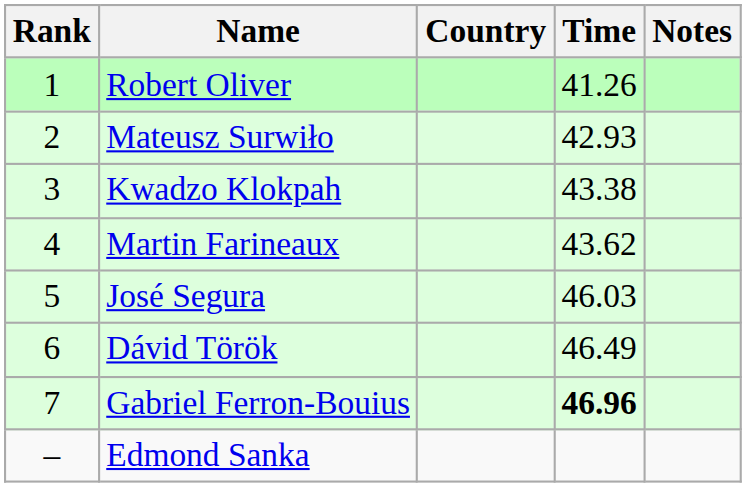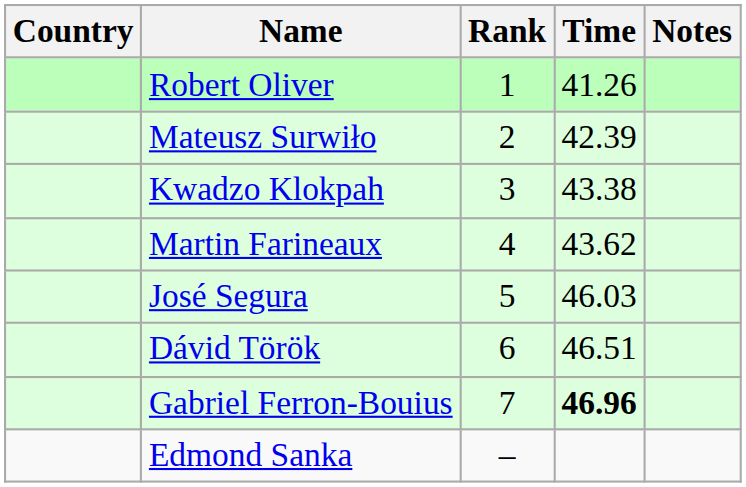columns swapped: (52, 31) <-> (486, 31)
(599, 137) 42.93 -> (599, 137) 42.39
(599, 349) 46.49 -> (599, 349) 46.51
